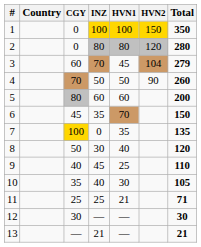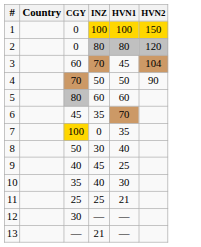- column: (182, 13)
